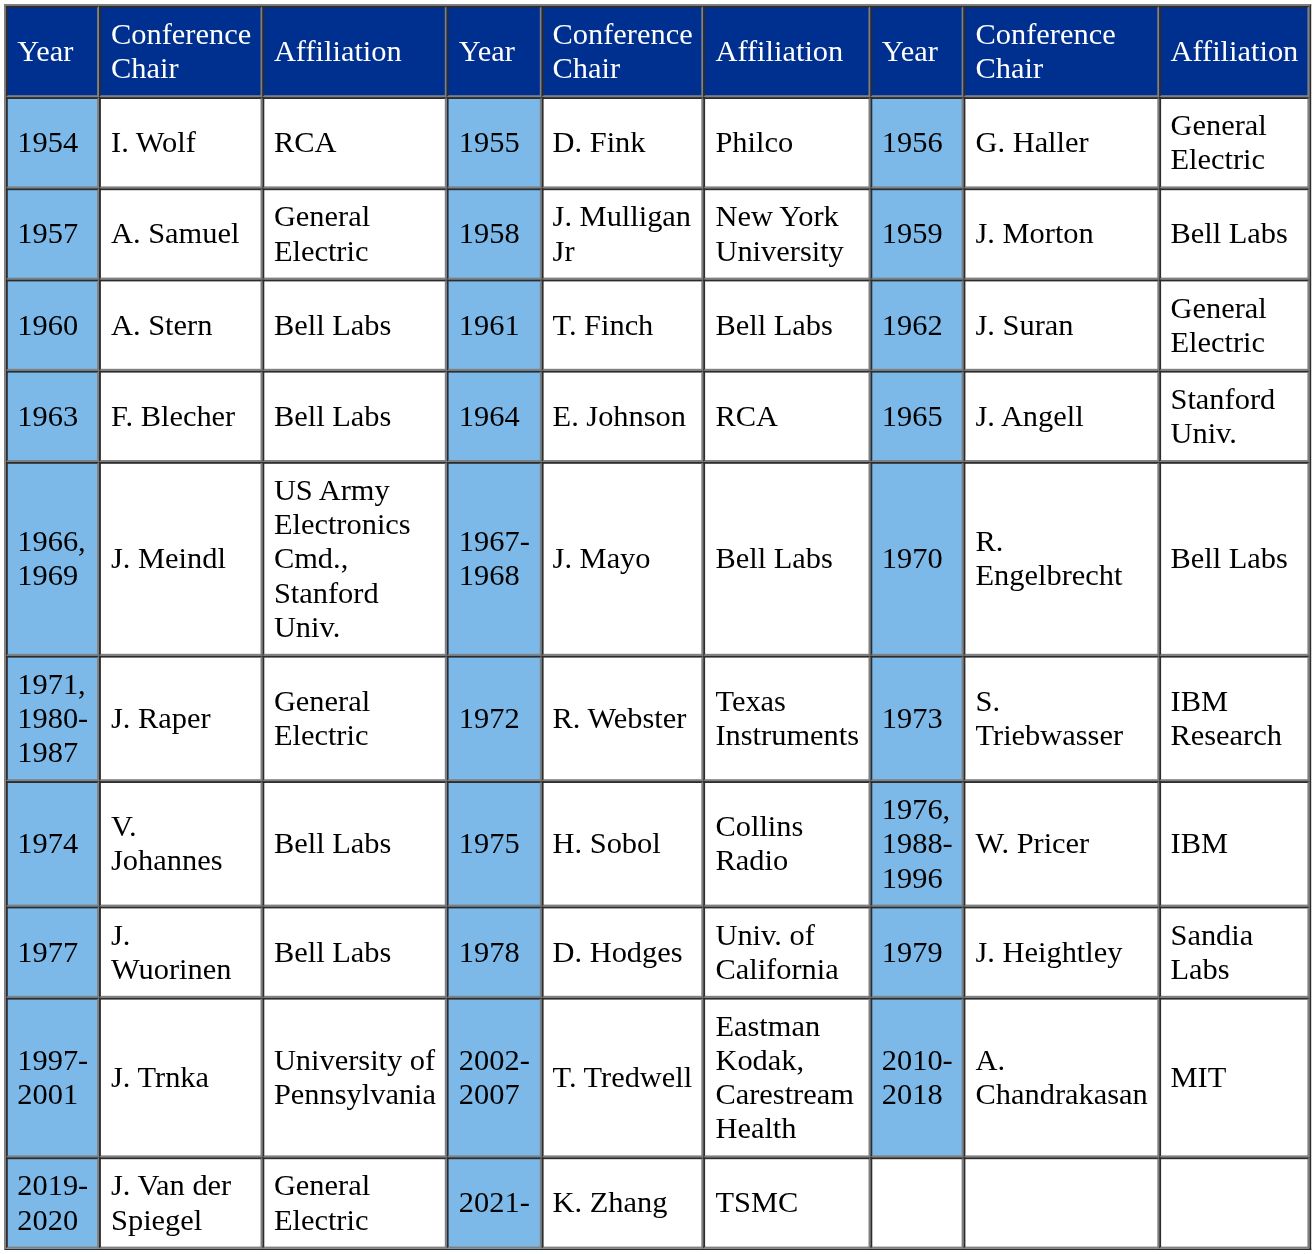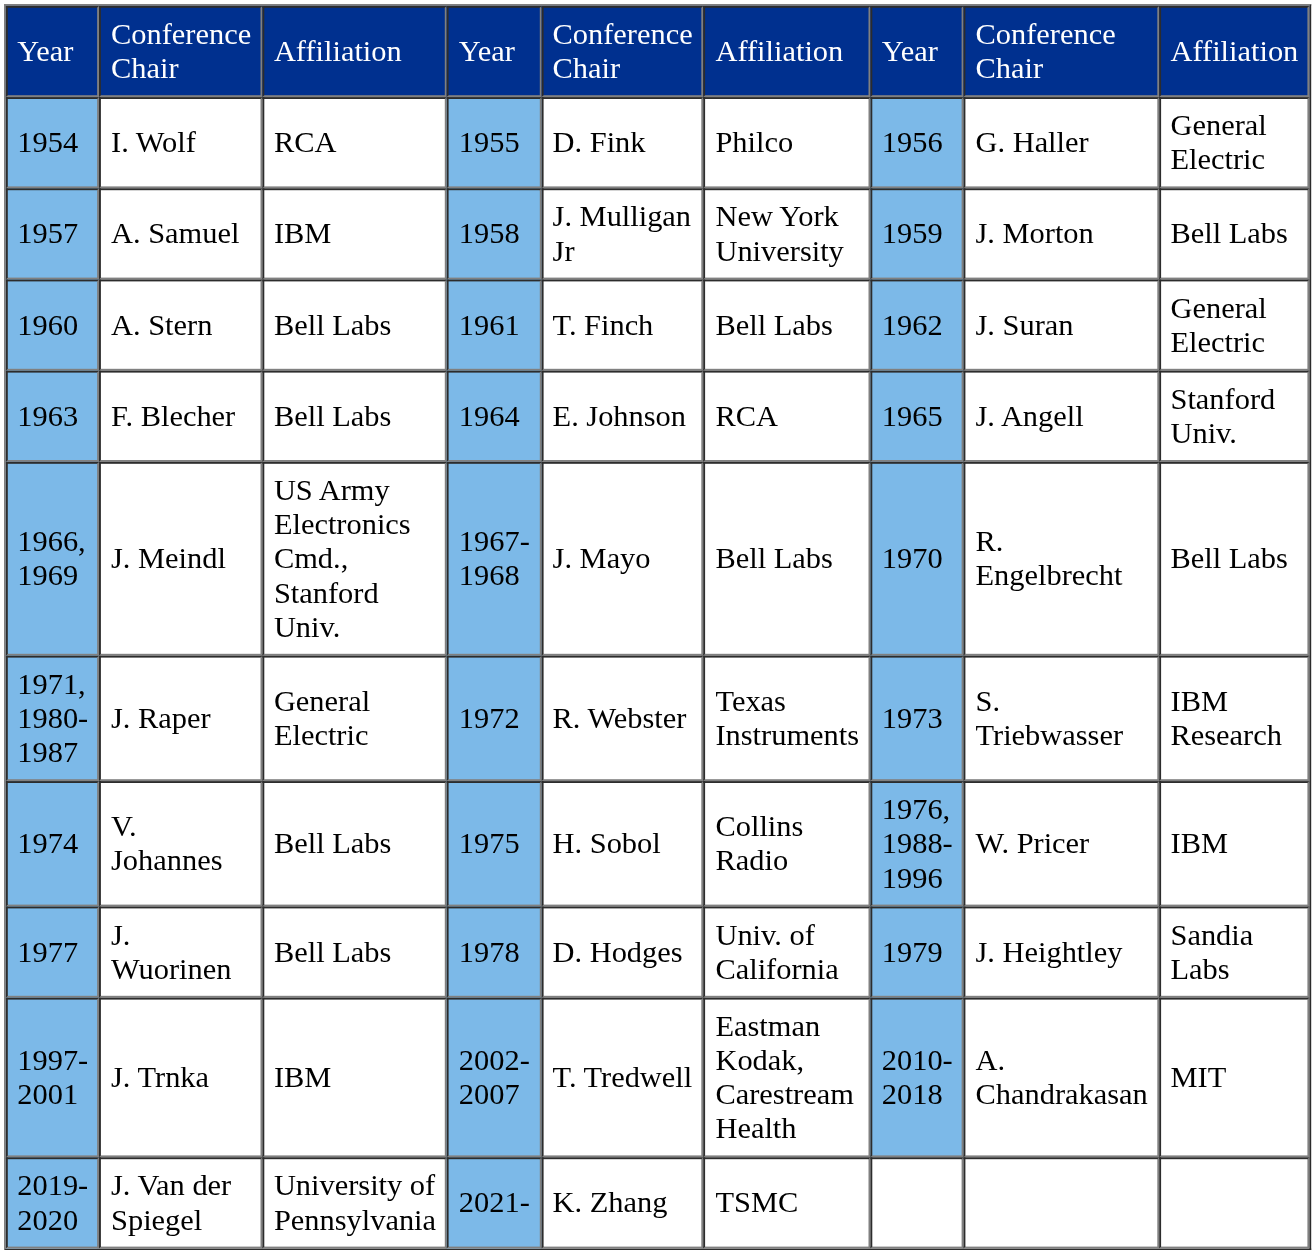(322, 233) General Electric -> (303, 233) IBM
(355, 1077) University of Pennsylvania -> (303, 1077) IBM
(322, 1202) General Electric -> (355, 1202) University of Pennsylvania
